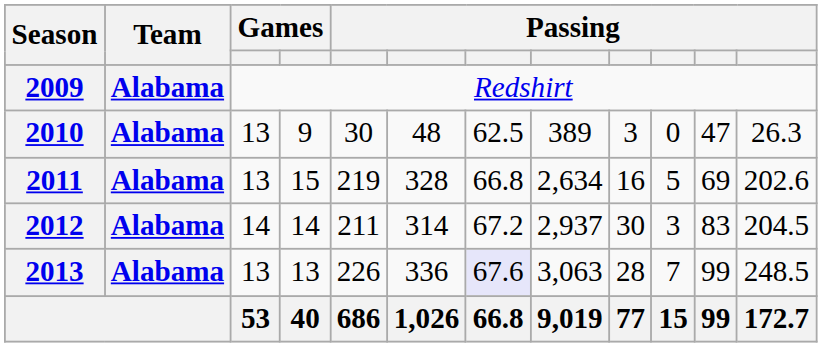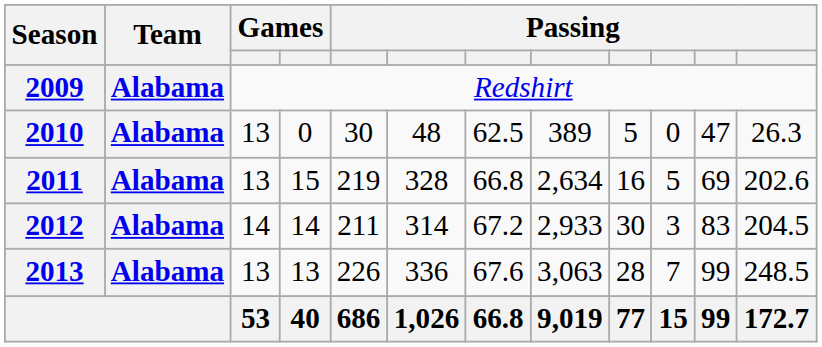(305, 133) 9 -> (305, 133) 0
(631, 133) 3 -> (631, 133) 5
(570, 225) 2,937 -> (570, 225) 2,933
(498, 271) lavender background -> (498, 271) no background
